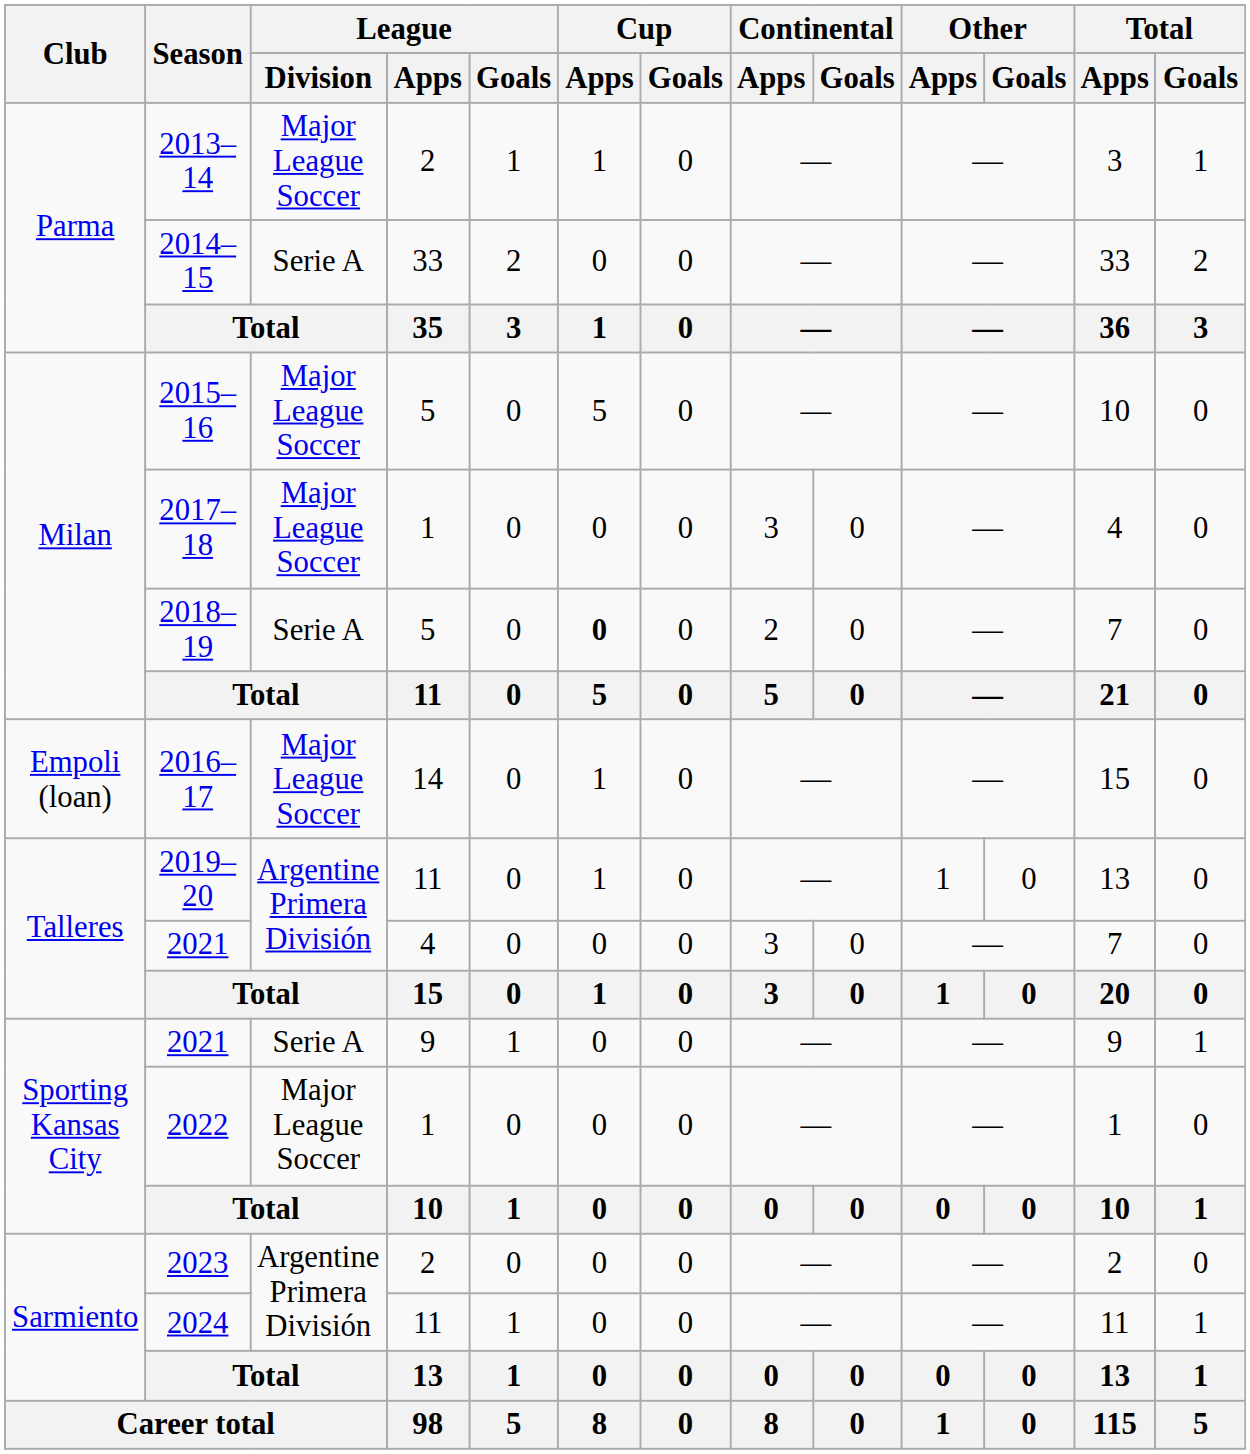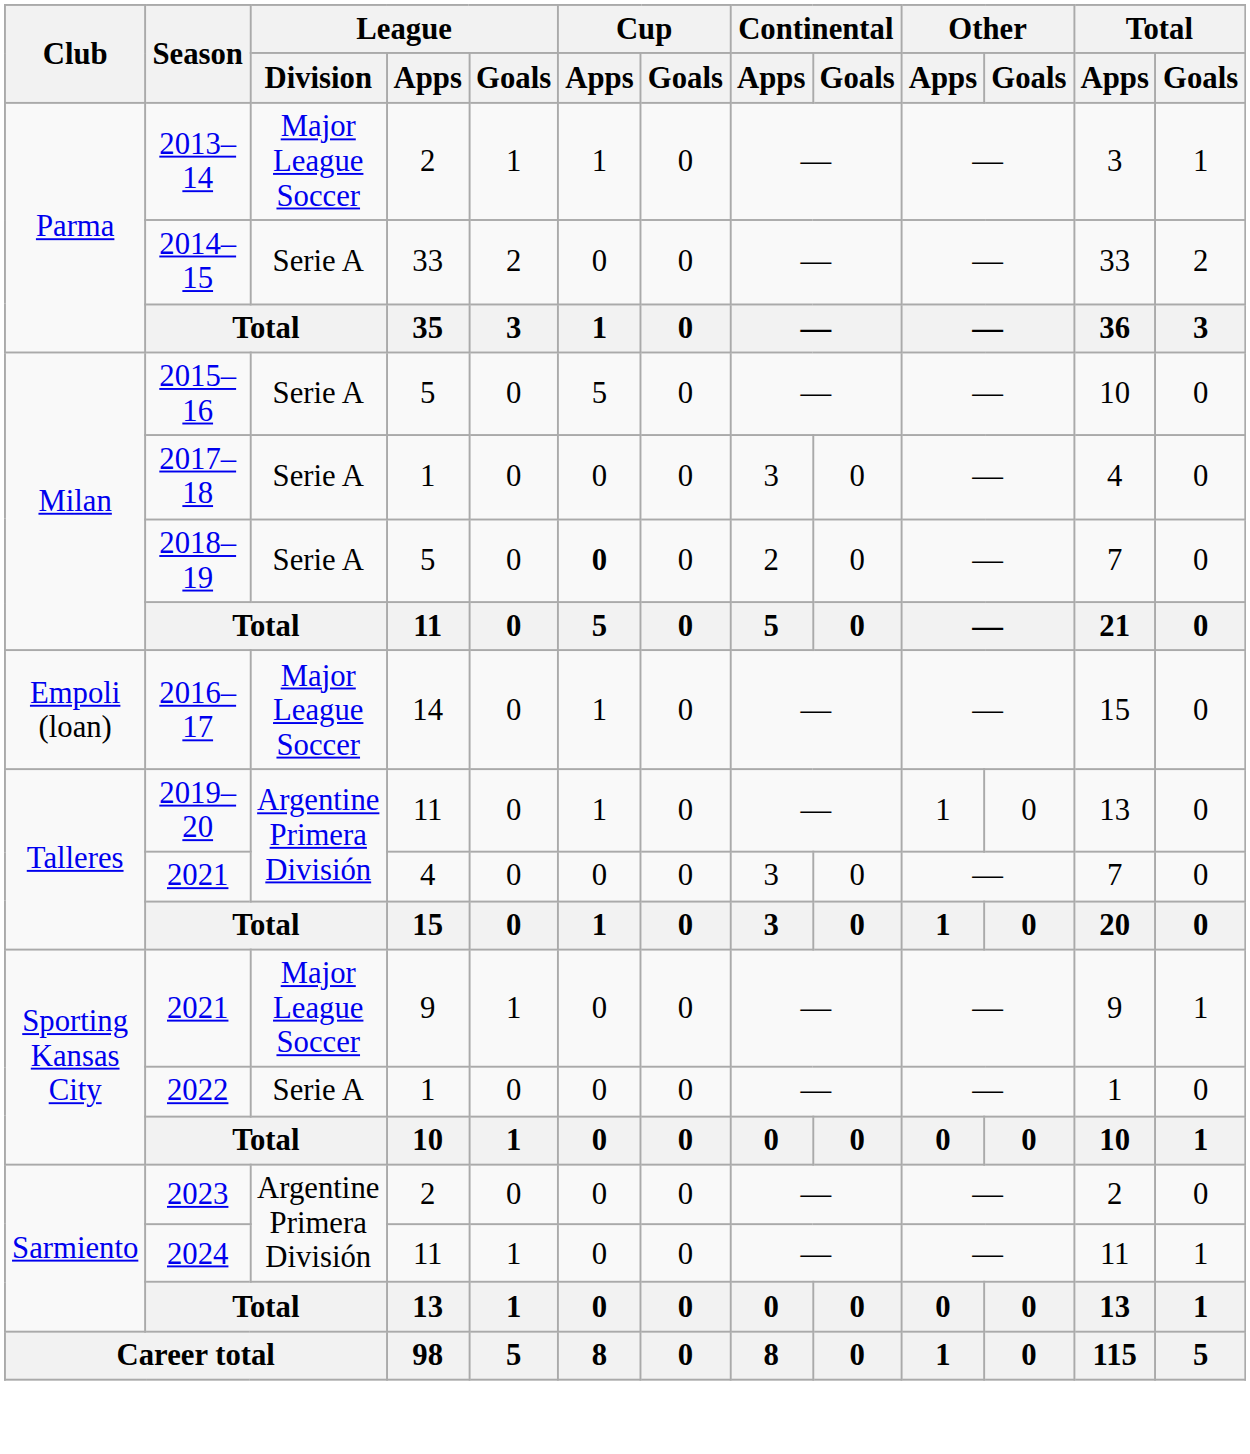(318, 410) Major League Soccer -> (318, 393) Serie A
(318, 528) Major League Soccer -> (318, 476) Serie A
(318, 1042) Serie A -> (318, 1007) Major League Soccer
(318, 1125) Major League Soccer -> (318, 1091) Serie A
